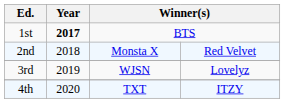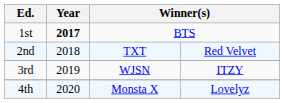(135, 51) Monsta X -> (135, 51) TXT
(230, 70) Lovelyz -> (230, 70) ITZY
(135, 88) TXT -> (135, 88) Monsta X
(230, 88) ITZY -> (230, 88) Lovelyz
